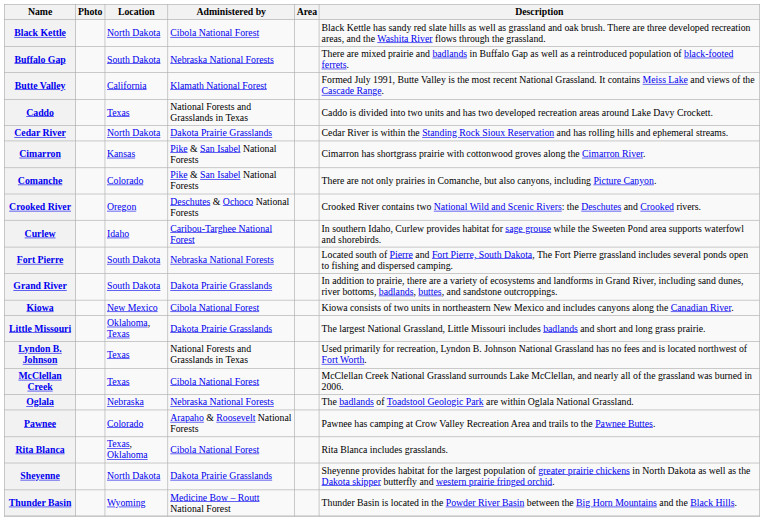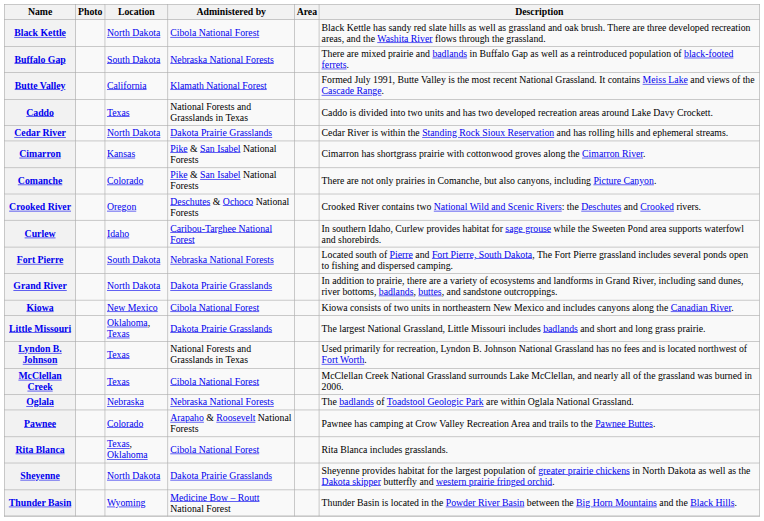(134, 286) South Dakota -> (134, 286) North Dakota
